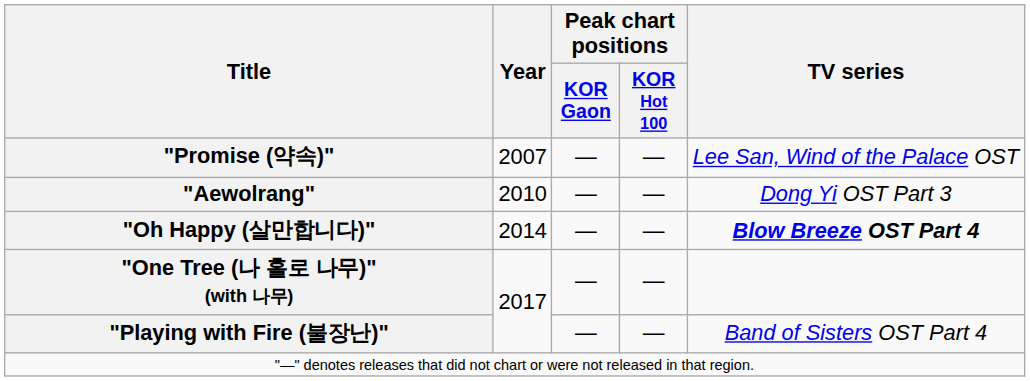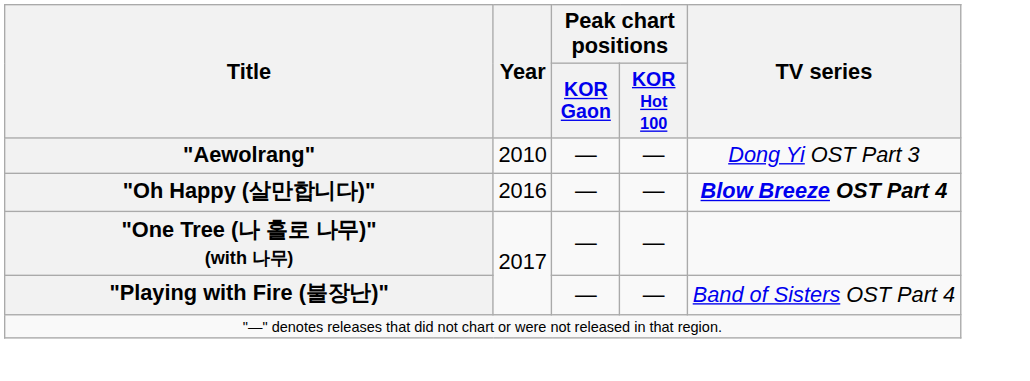- row: (249, 156)
(523, 230) 2014 -> (523, 191) 2016
